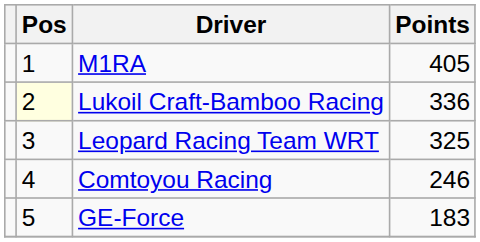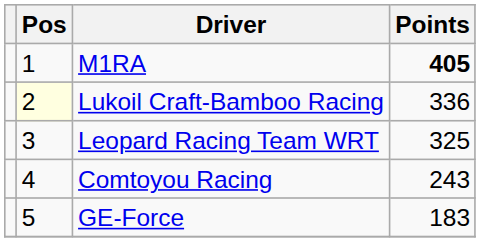(450, 63) normal -> (450, 63) bold
(450, 179) 246 -> (450, 179) 243
